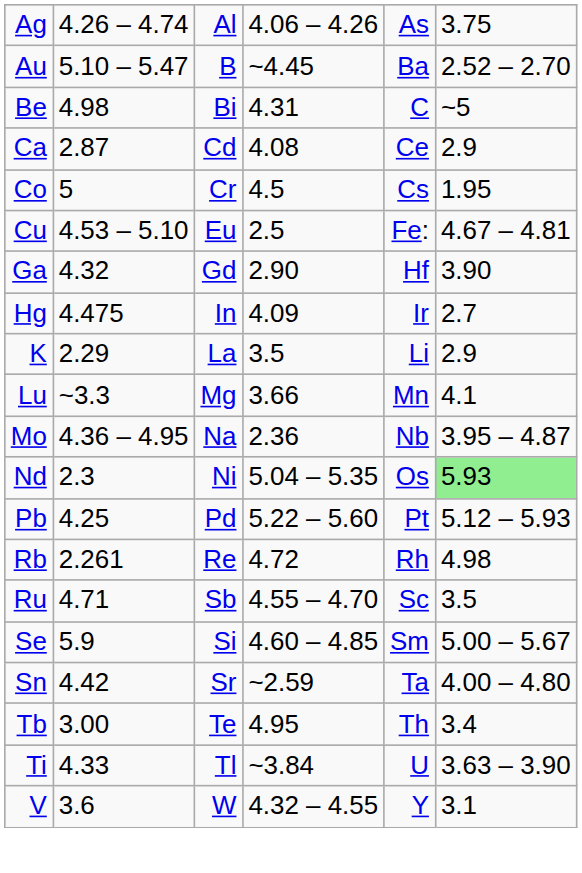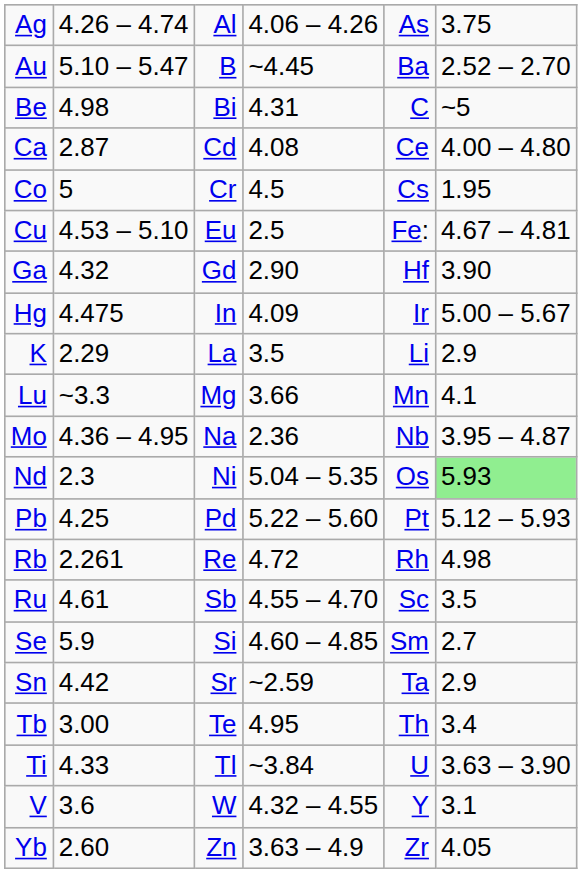(459, 148) 2.9 -> (506, 148) 4.00 – 4.80
(459, 312) 2.7 -> (506, 312) 5.00 – 5.67
(84, 600) 4.71 -> (84, 600) 4.61
(506, 641) 5.00 – 5.67 -> (459, 641) 2.7
(506, 682) 4.00 – 4.80 -> (459, 682) 2.9
+ row: (31, 847)
